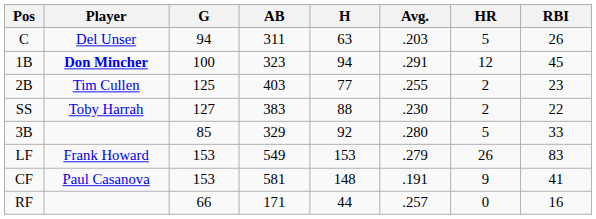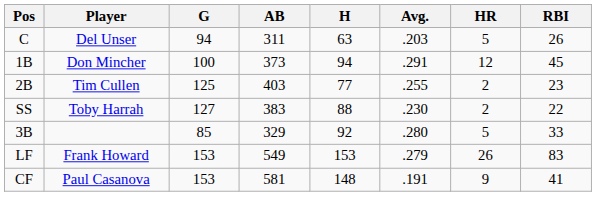(106, 62) bold -> (106, 62) normal
(274, 62) 323 -> (274, 62) 373
- row: (24, 202)
